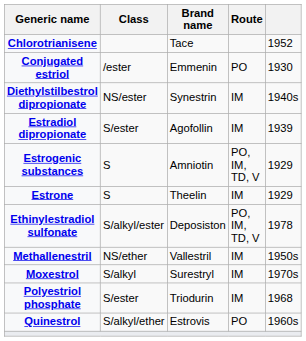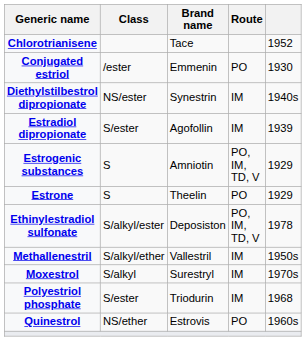(237, 195) IM -> (239, 195) PO
(125, 256) NS/ether -> (134, 256) S/alkyl/ether
(134, 322) S/alkyl/ether -> (125, 322) NS/ether
